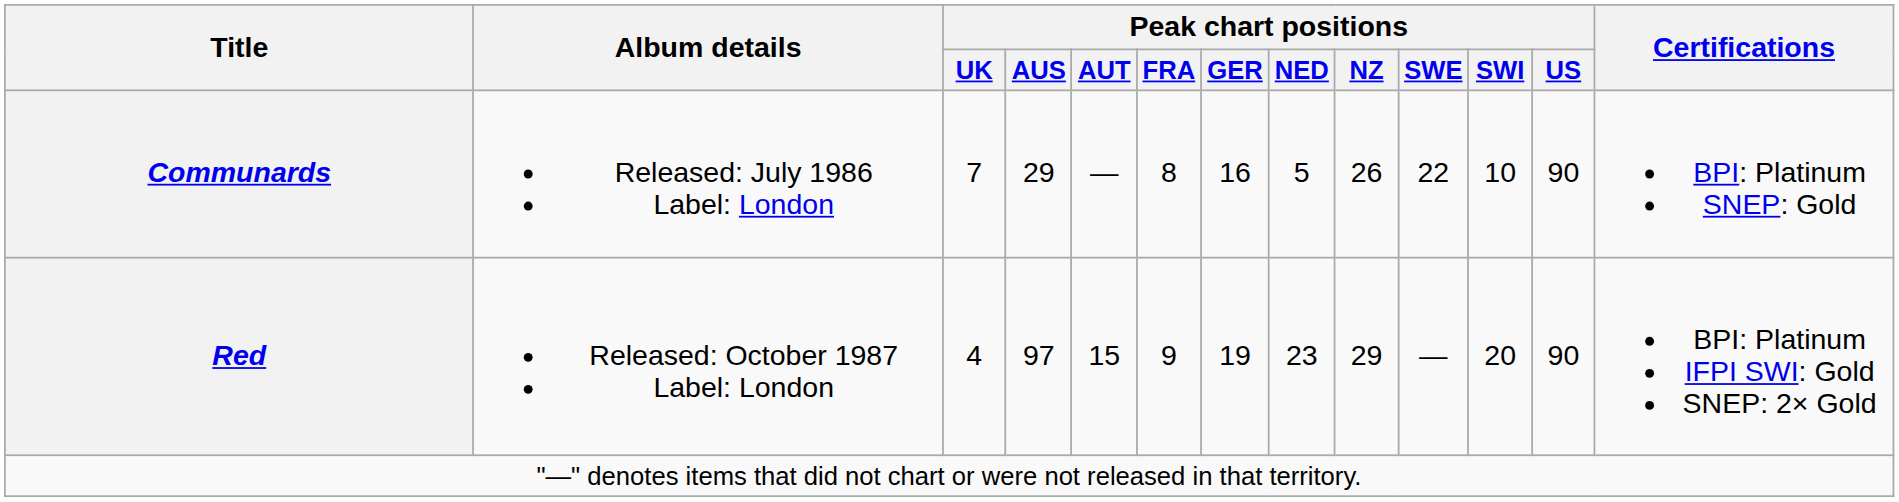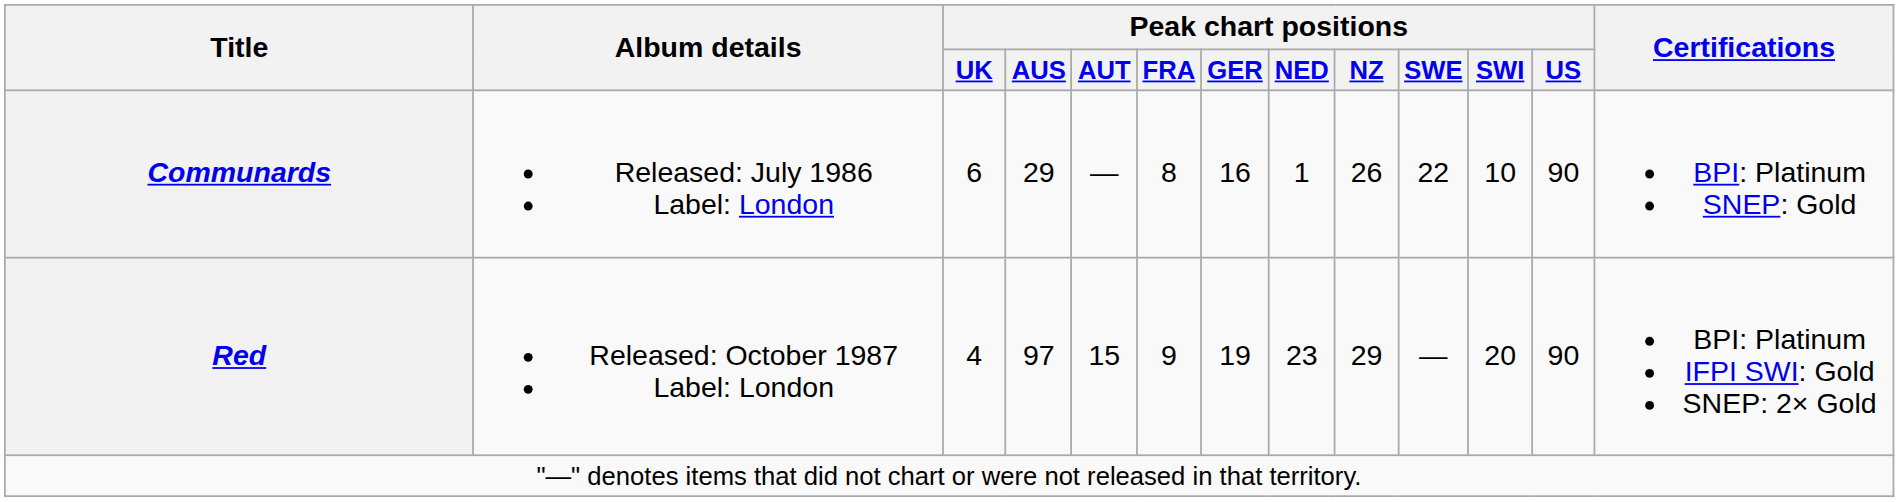(974, 173) 7 -> (974, 173) 6
(1302, 173) 5 -> (1302, 173) 1
